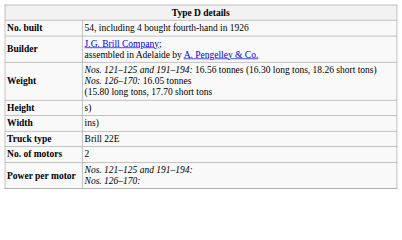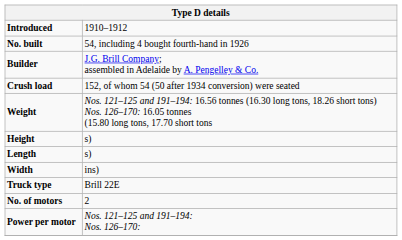+ row: (30, 28)
+ row: (30, 85)
+ row: (22, 154)
